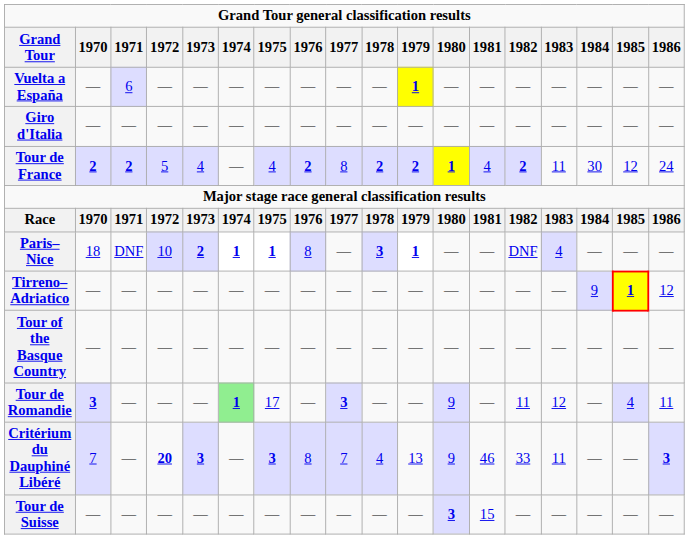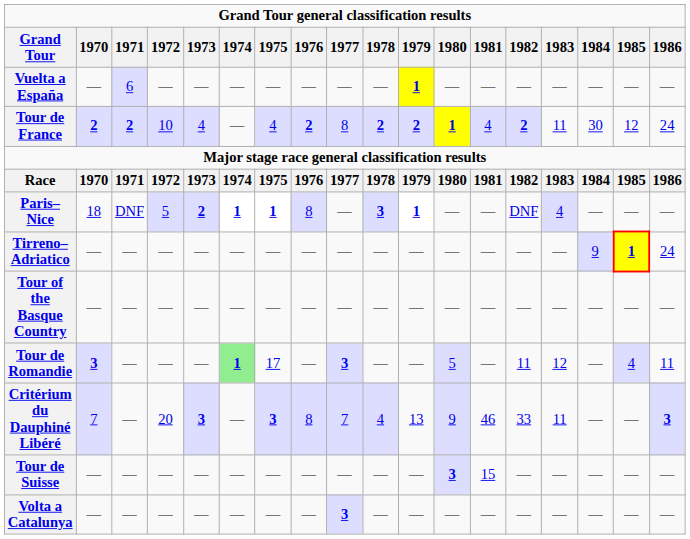- row: (40, 126)
(165, 165) 5 -> (165, 126) 10
(165, 251) 10 -> (165, 211) 5
(667, 290) 12 -> (667, 251) 24
(451, 402) 9 -> (452, 363) 5
(165, 458) bold -> (165, 418) normal
+ row: (40, 514)
